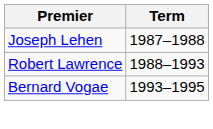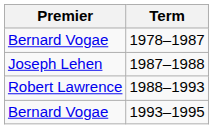+ row: (167, 40)
